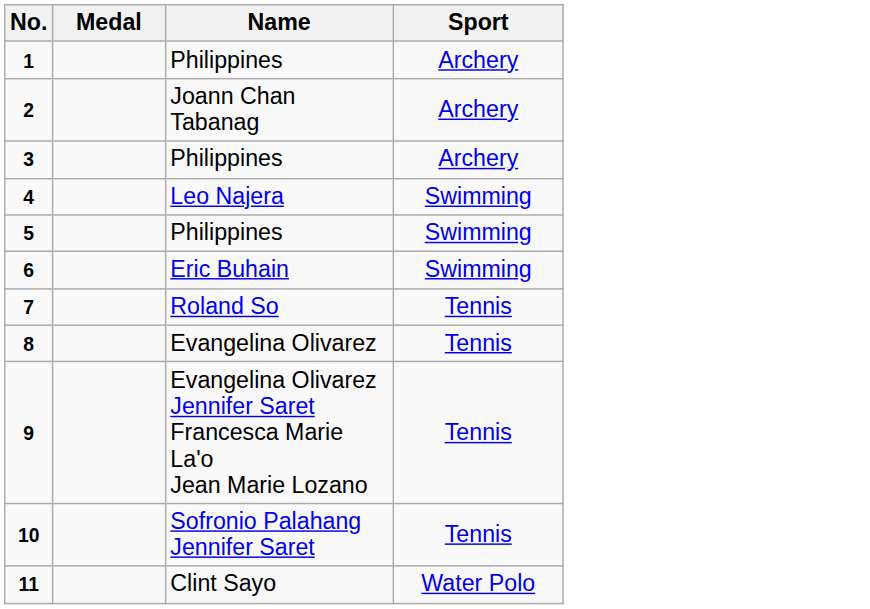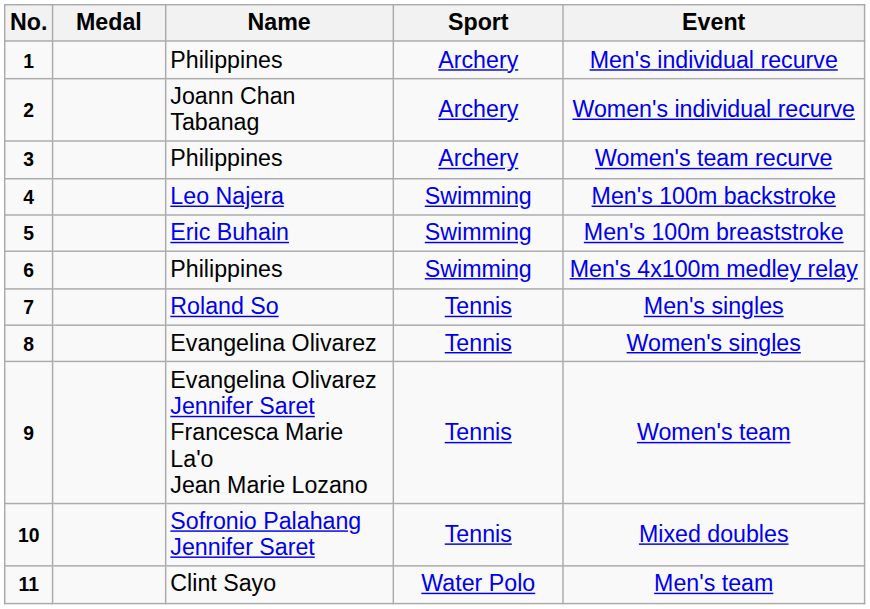+ column: (714, 22)
(226, 232) Philippines -> (230, 232) Eric Buhain
(230, 269) Eric Buhain -> (226, 269) Philippines
